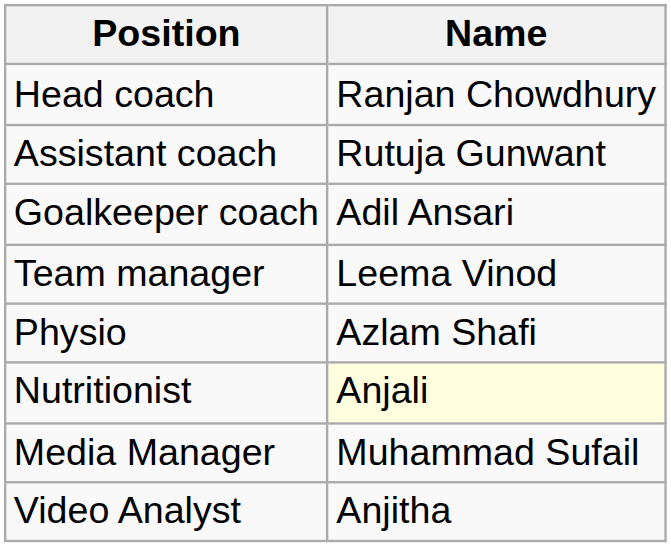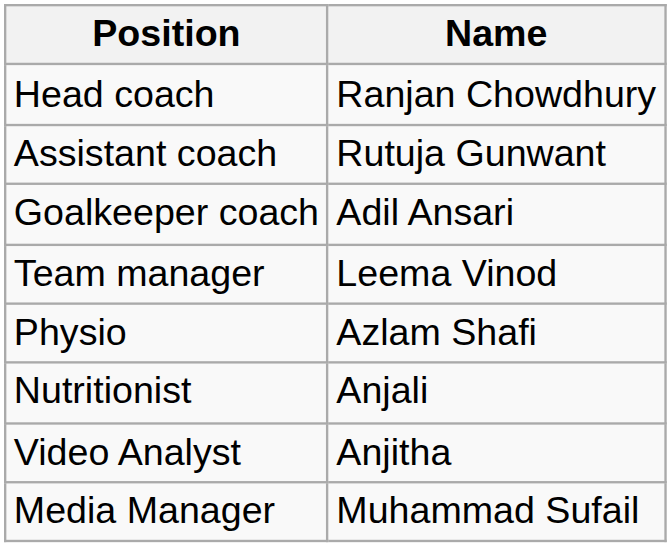(382, 392) lightyellow background -> (382, 392) no background
rows swapped: (127, 511) <-> (144, 451)
